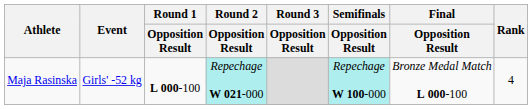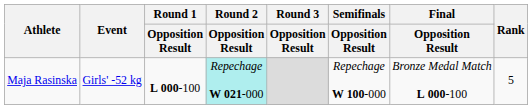(359, 81) paleturquoise background -> (359, 81) no background
(511, 81) 4 -> (511, 81) 5
